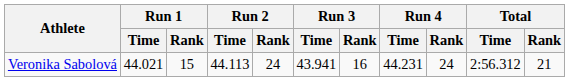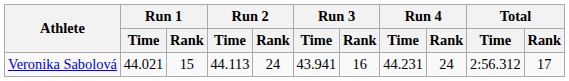(544, 64) 21 -> (544, 64) 17
